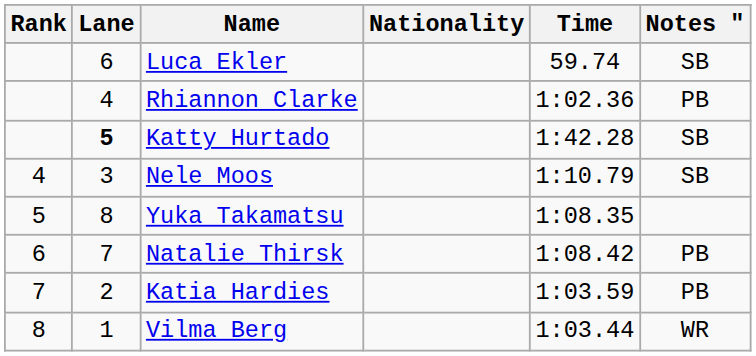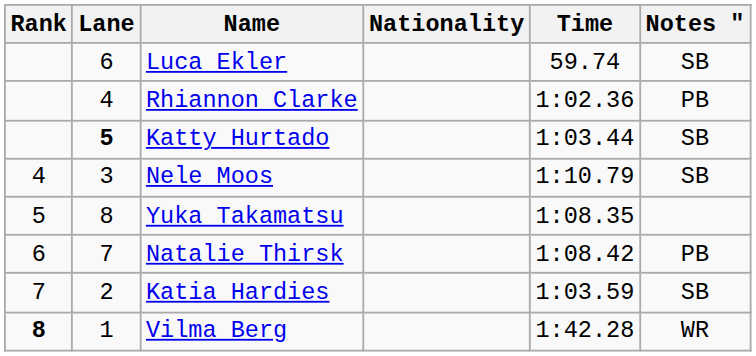(585, 139) 1:42.28 -> (585, 139) 1:03.44
(695, 293) PB -> (695, 293) SB
(39, 331) normal -> (39, 331) bold
(585, 331) 1:03.44 -> (585, 331) 1:42.28
